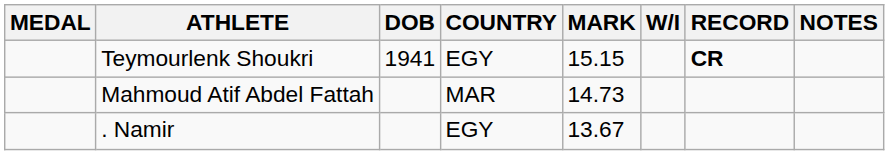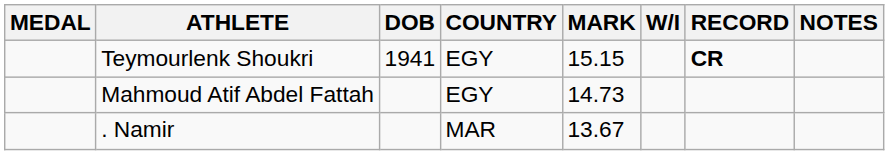(471, 94) MAR -> (470, 94) EGY
(470, 130) EGY -> (471, 130) MAR
